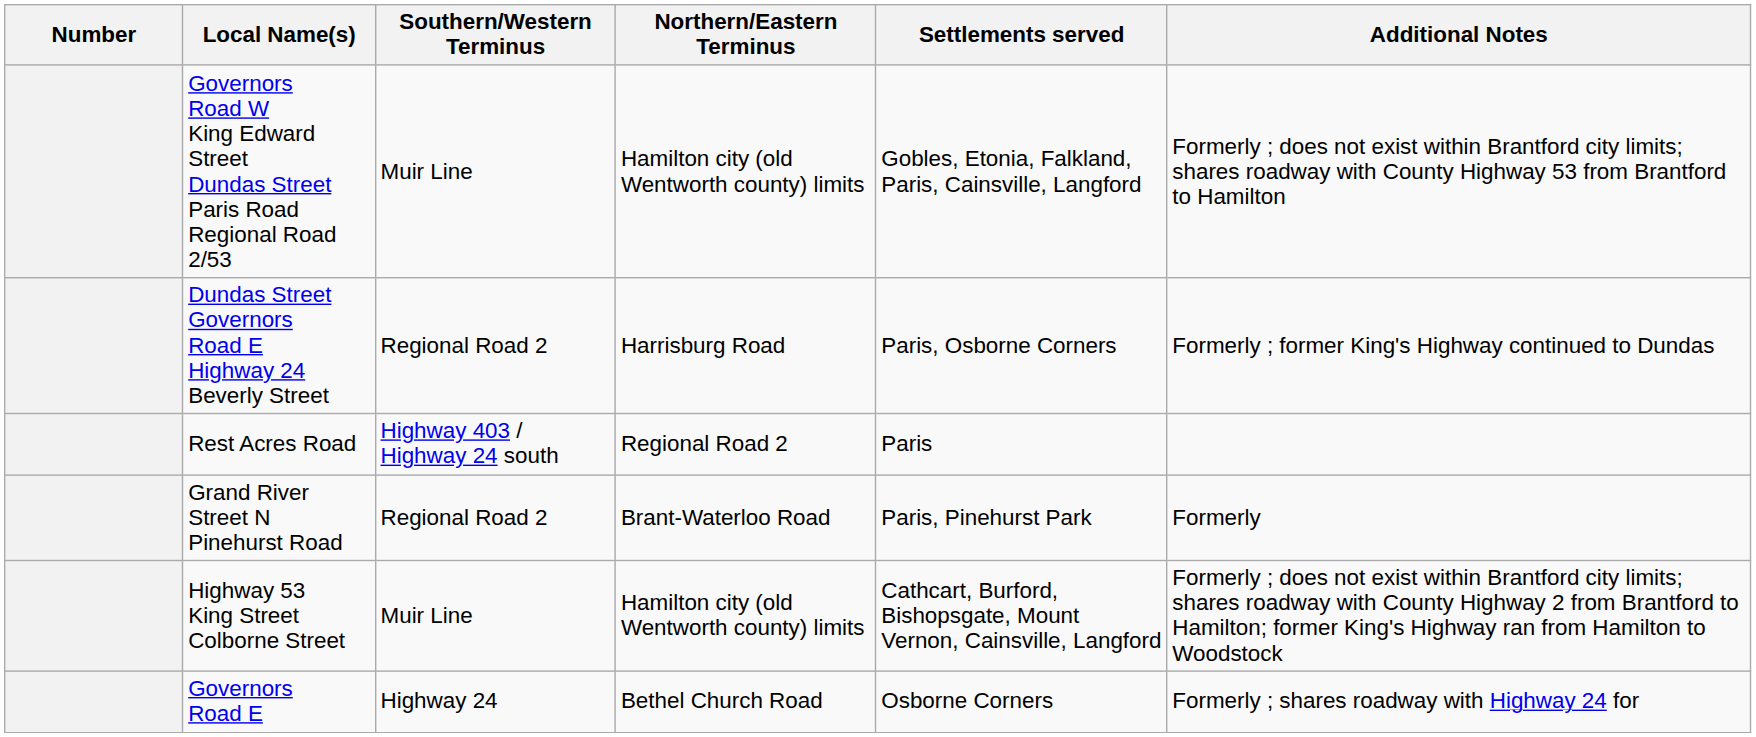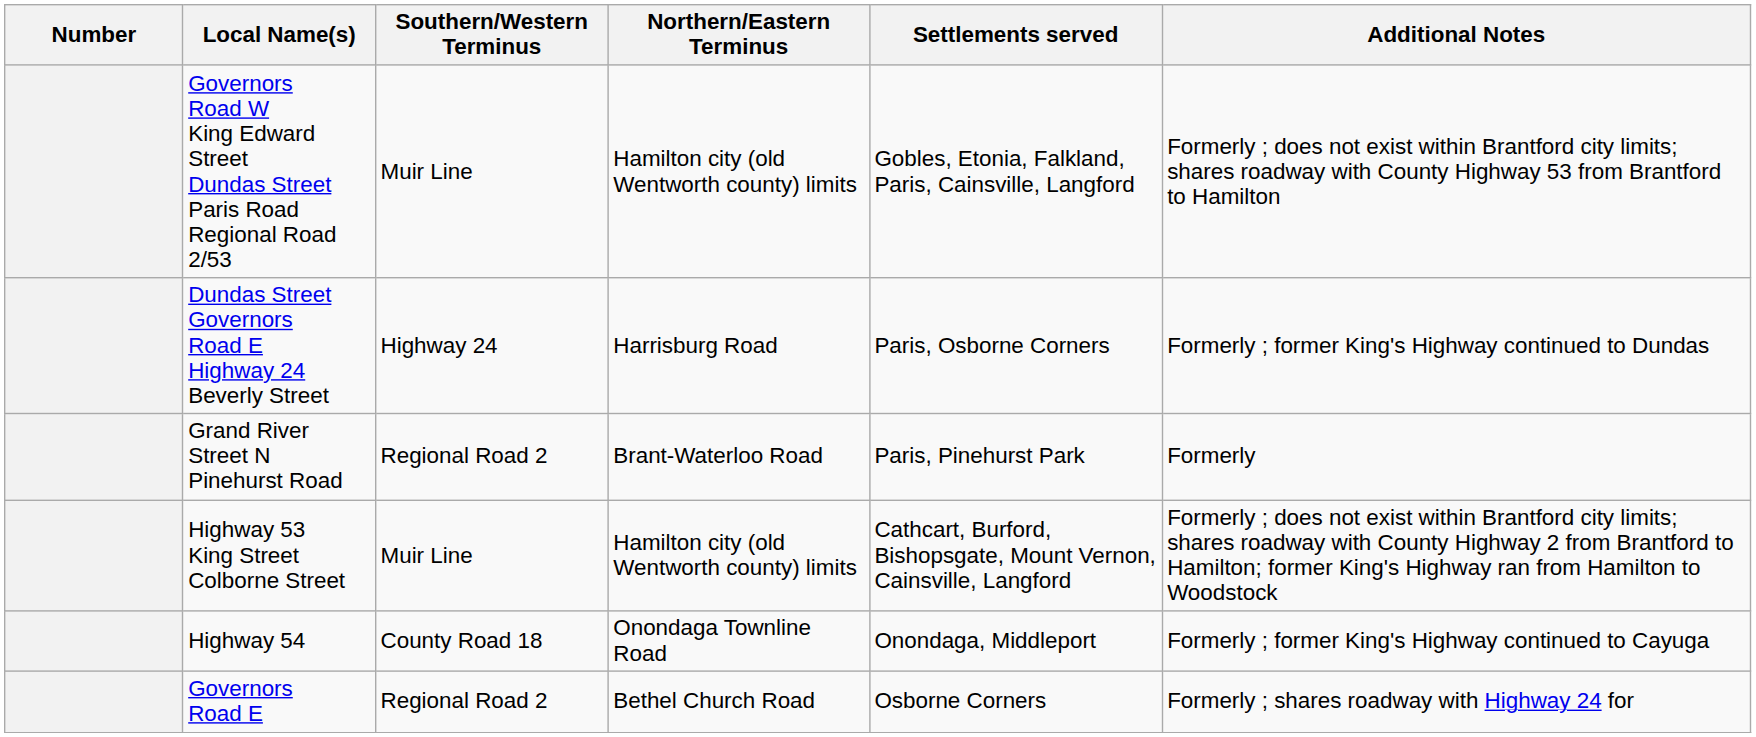(464, 345) Regional Road 2 -> (439, 345) Highway 24
- row: (272, 443)
+ row: (247, 640)
(439, 701) Highway 24 -> (464, 701) Regional Road 2
